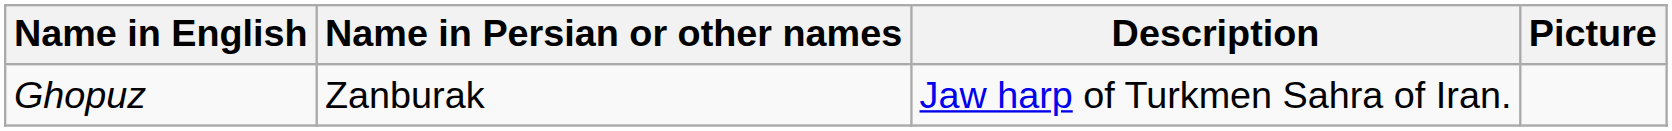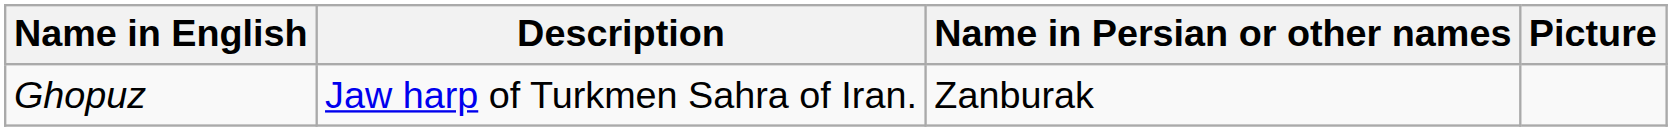columns swapped: (614, 34) <-> (1215, 34)
